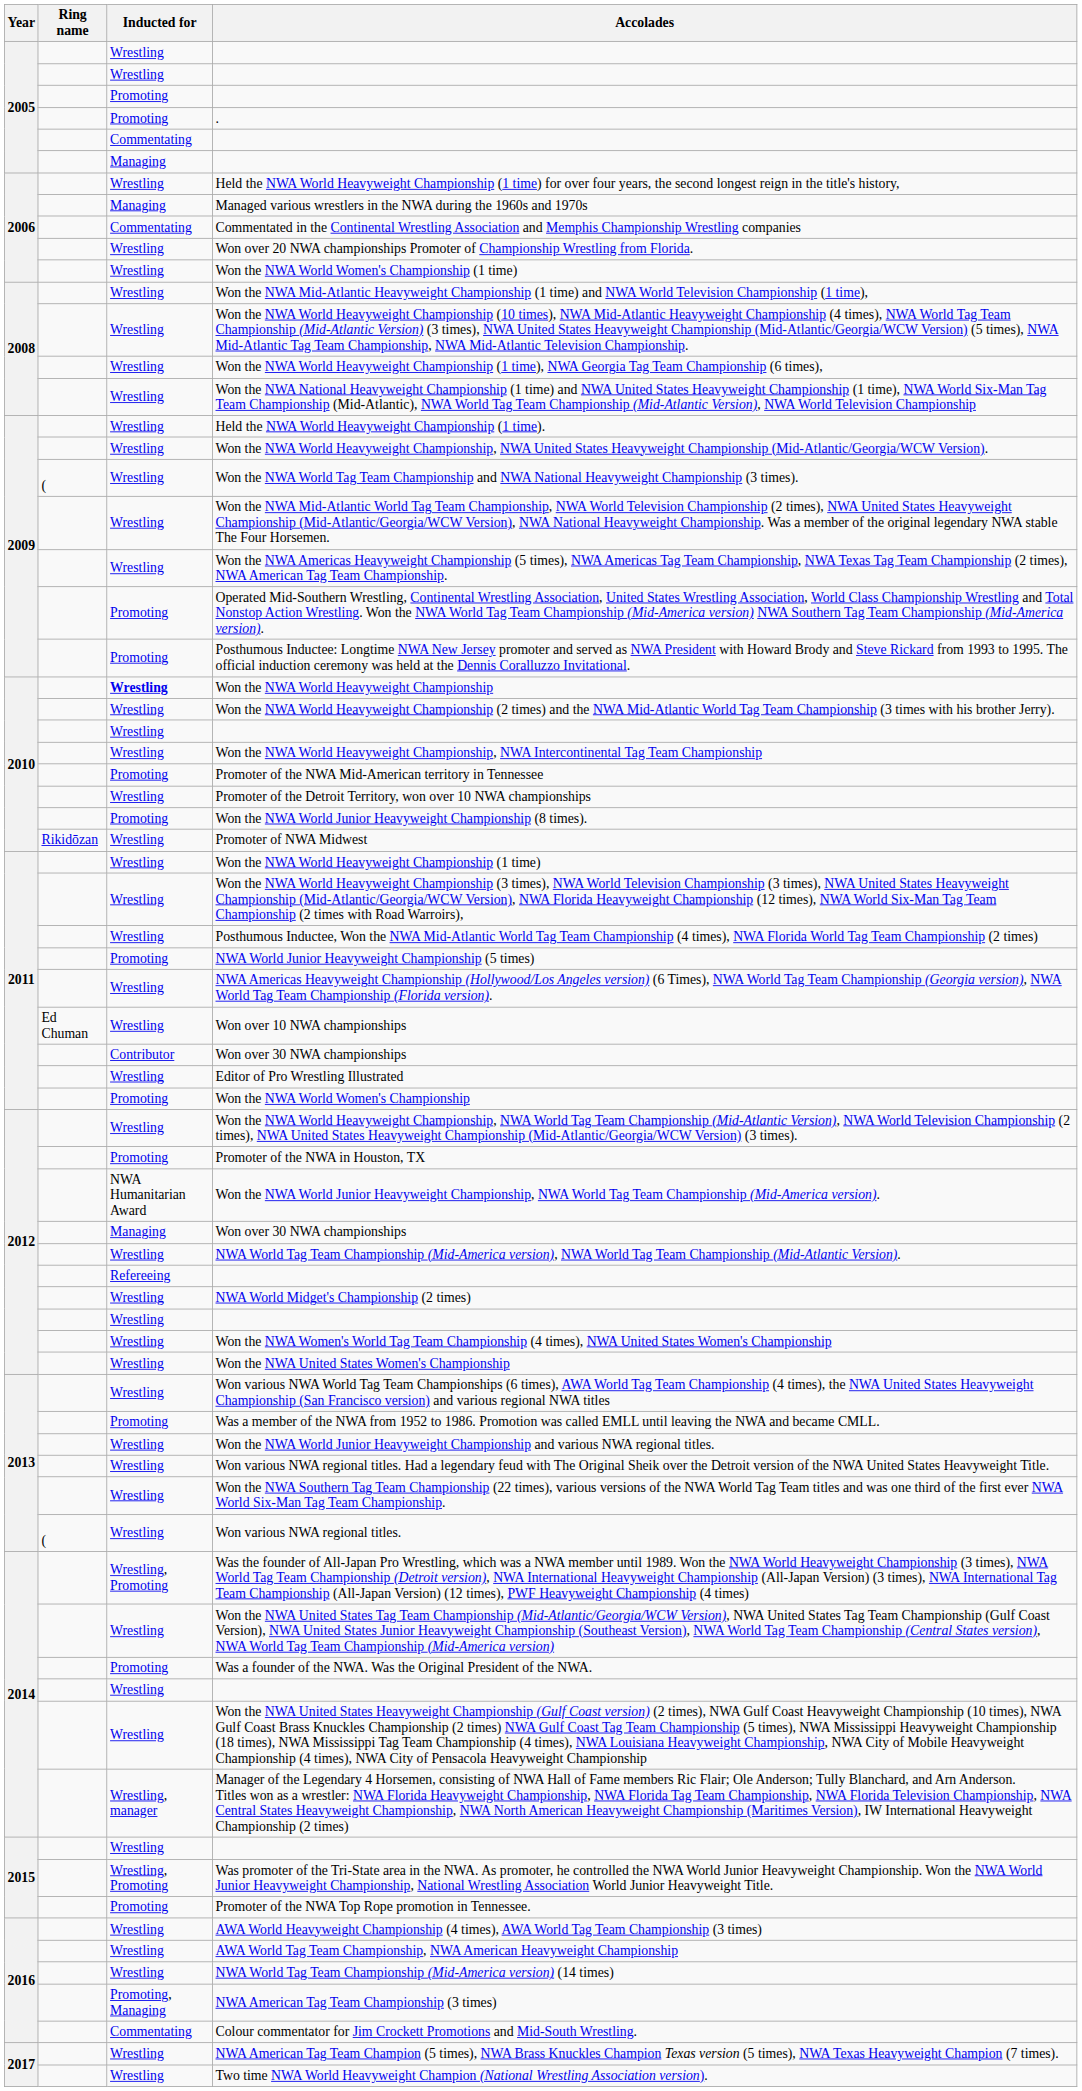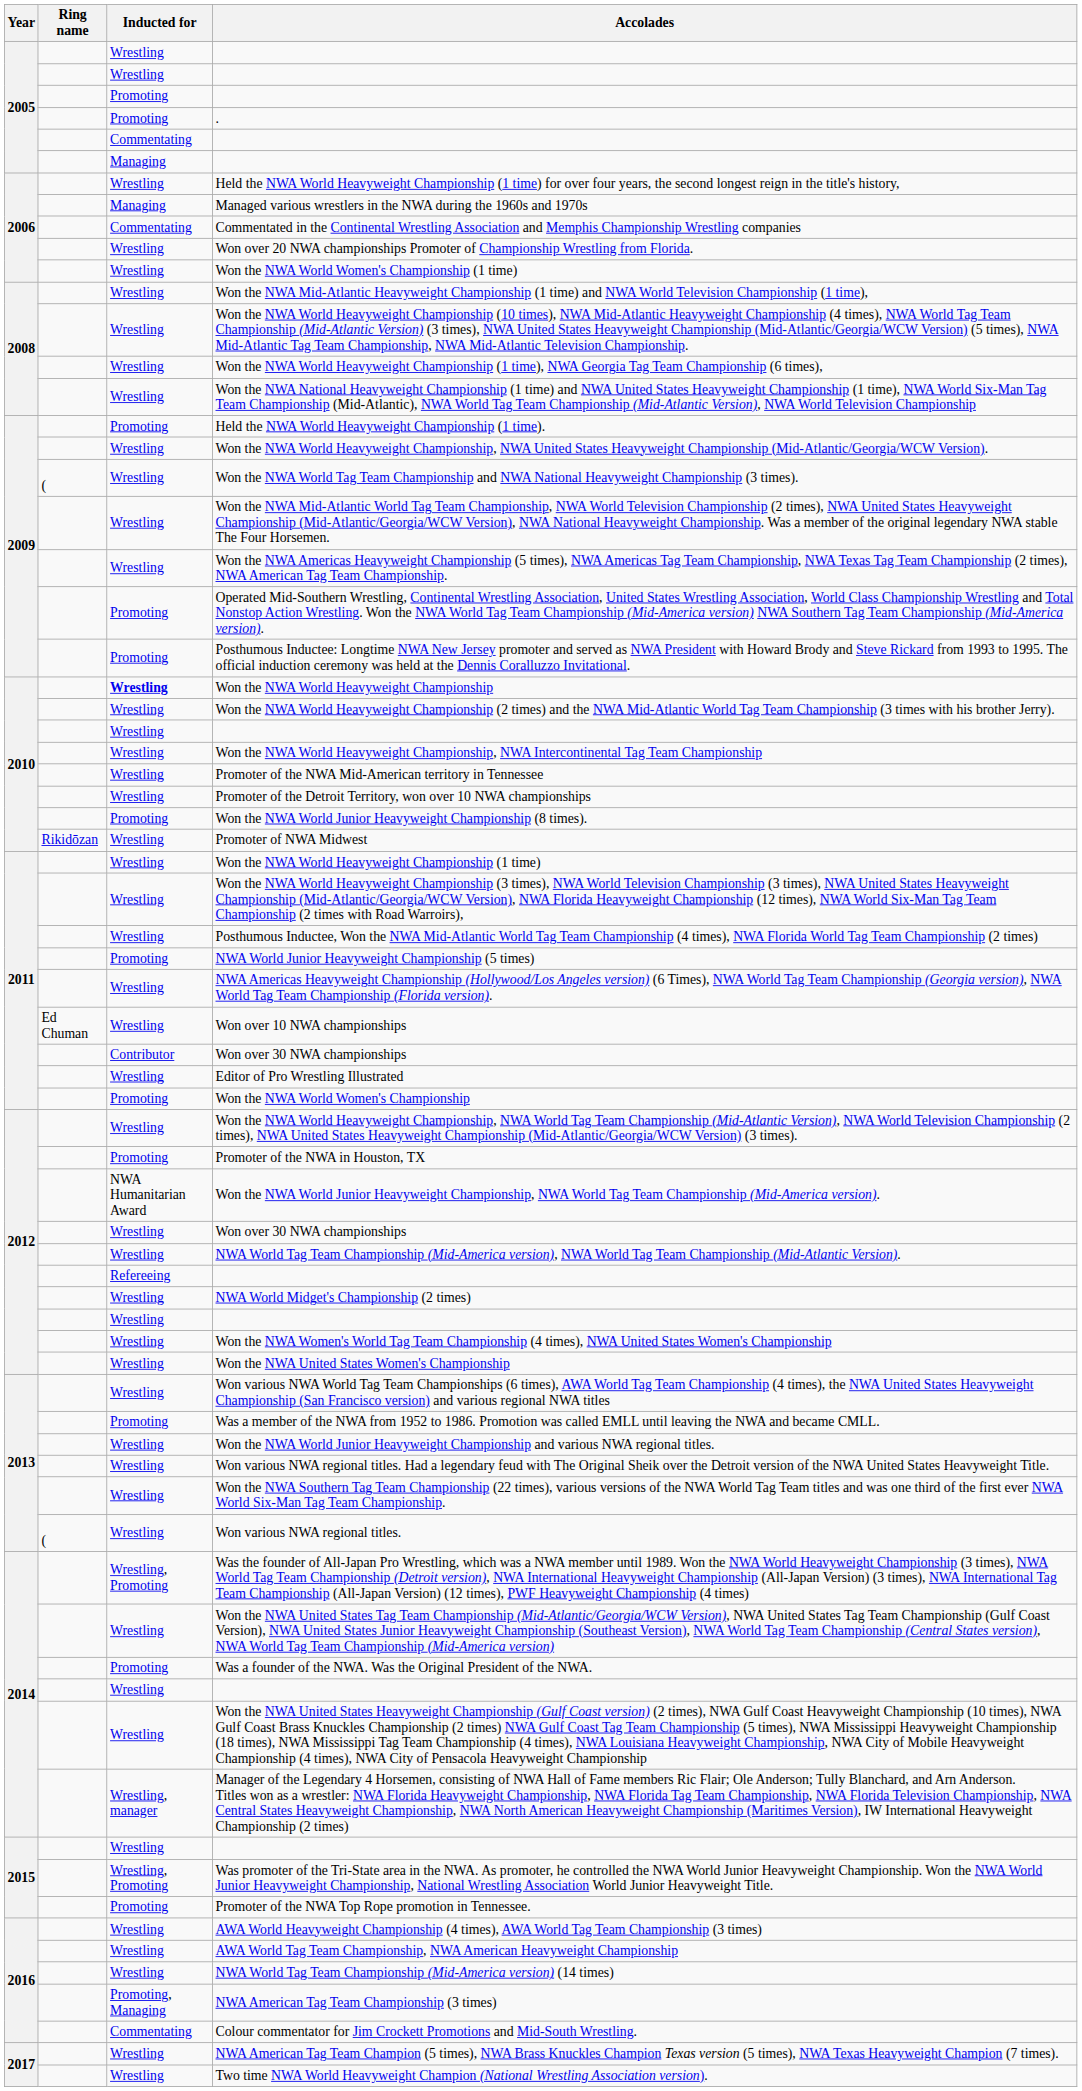(137, 426) Wrestling -> (139, 426) Promoting
(139, 774) Promoting -> (137, 774) Wrestling
(138, 1232) Managing -> (137, 1232) Wrestling
